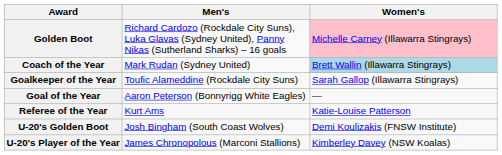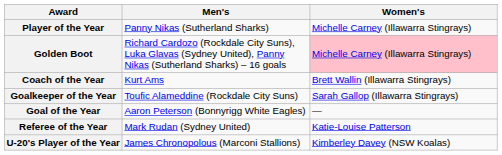+ row: (63, 27)
(187, 65) Mark Rudan (Sydney United) -> (144, 80) Kurt Ams
(381, 65) lightblue background -> (381, 80) no background
(144, 111) Kurt Ams -> (187, 127) Mark Rudan (Sydney United)
- row: (63, 127)
